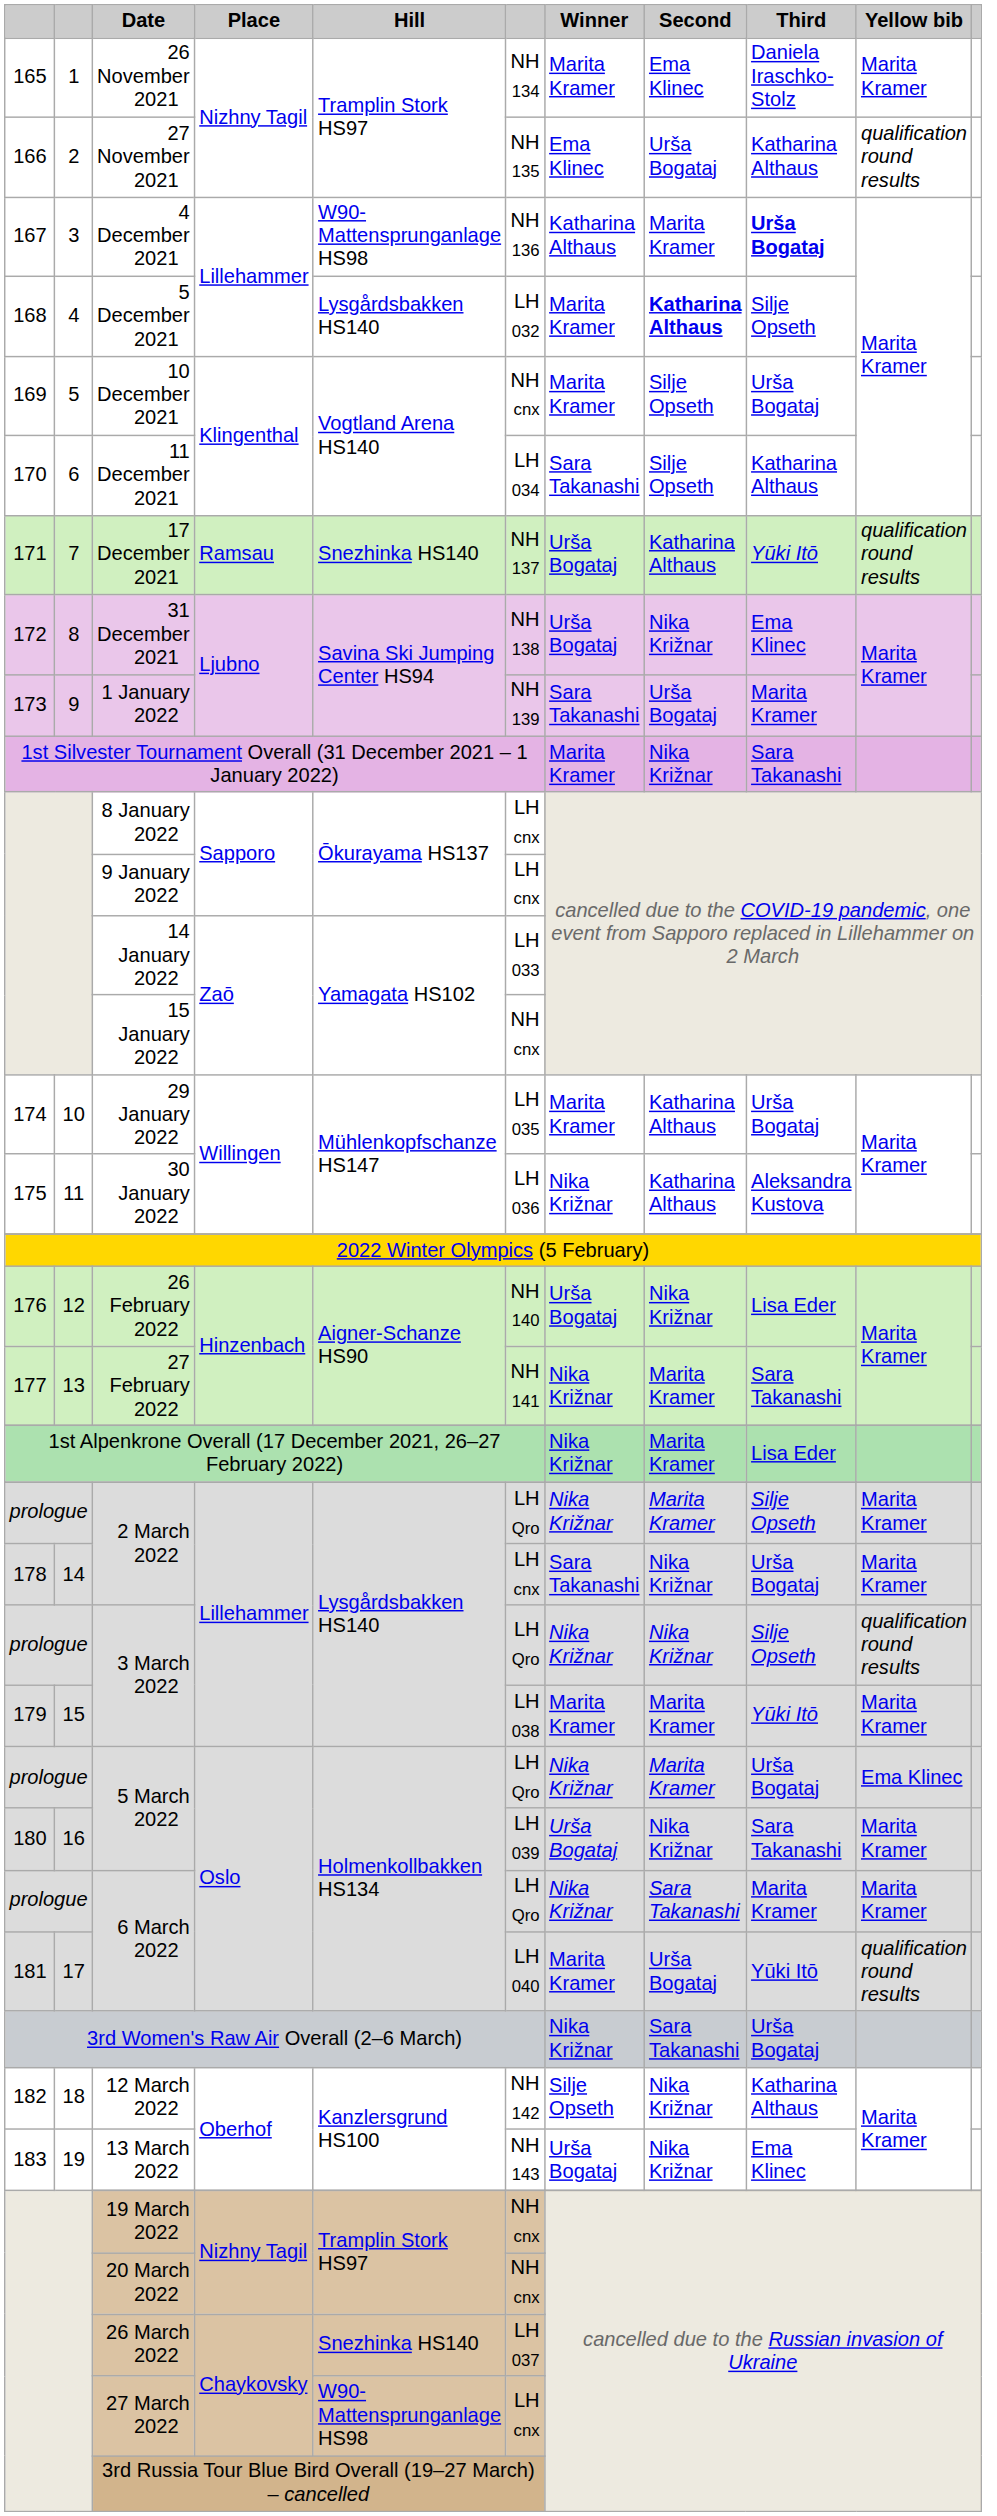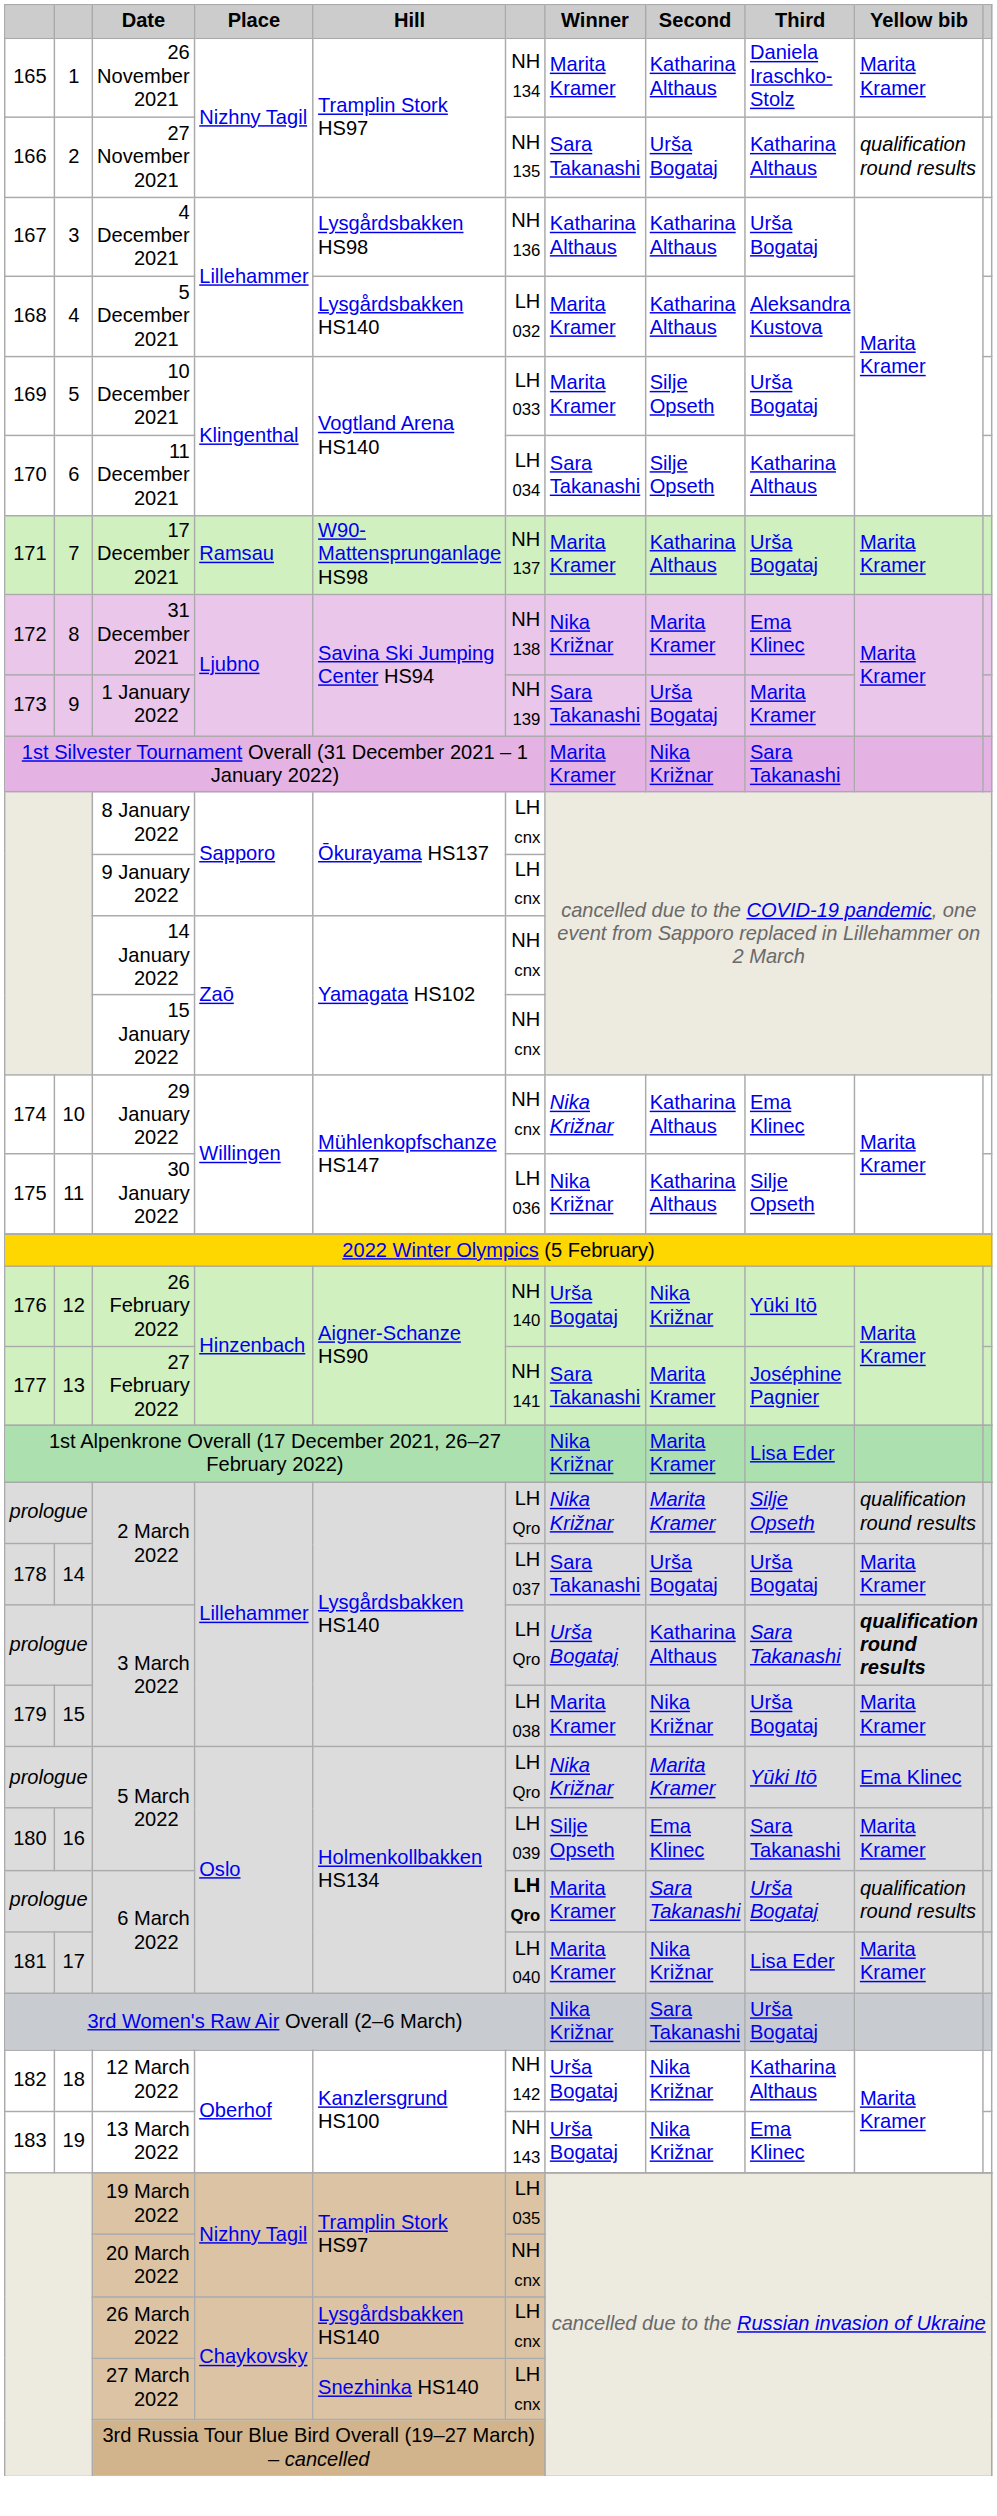(676, 76) Ema Klinec -> (693, 76) Katharina Althaus
(576, 156) Ema Klinec -> (595, 156) Sara Takanashi
(410, 236) W90-Mattensprunganlage HS98 -> (391, 236) Lysgårdsbakken HS98
(682, 236) Marita Kramer -> (693, 236) Katharina Althaus
(788, 236) bold -> (784, 236) normal
(695, 315) bold -> (693, 315) normal
(783, 315) Silje Opseth -> (800, 315) Aleksandra Kustova
(525, 394) NH cnx -> (526, 394) LH 033
(398, 554) Snezhinka HS140 -> (410, 554) W90-Mattensprunganlage HS98
(583, 554) Urša Bogataj -> (583, 554) Marita Kramer
(785, 554) Yūki Itō -> (784, 554) Urša Bogataj
(914, 554) qualification round results -> (893, 554) Marita Kramer
(583, 633) Urša Bogataj -> (582, 633) Nika Križnar
(681, 633) Nika Križnar -> (683, 633) Marita Kramer
(526, 953) LH 033 -> (526, 953) NH cnx
(526, 1113) LH 035 -> (526, 1113) NH cnx
(582, 1113) Marita Kramer -> (582, 1113) Nika Križnar
(785, 1113) Urša Bogataj -> (777, 1113) Ema Klinec
(801, 1193) Aleksandra Kustova -> (782, 1193) Silje Opseth
(793, 1305) Lisa Eder -> (783, 1305) Yūki Itō
(581, 1385) Nika Križnar -> (595, 1385) Sara Takanashi
(796, 1385) Sara Takanashi -> (796, 1385) Joséphine Pagnier
(894, 1512) Marita Kramer -> (918, 1512) qualification round results
(527, 1573) LH cnx -> (526, 1573) LH 037
(681, 1573) Nika Križnar -> (684, 1573) Urša Bogataj
(581, 1644) Nika Križnar -> (584, 1644) Urša Bogataj
(681, 1644) Nika Križnar -> (693, 1644) Katharina Althaus
(783, 1644) Silje Opseth -> (795, 1644) Sara Takanashi
(914, 1644) normal -> (919, 1644) bold
(682, 1715) Marita Kramer -> (682, 1715) Nika Križnar
(785, 1715) Yūki Itō -> (784, 1715) Urša Bogataj
(785, 1776) Urša Bogataj -> (783, 1776) Yūki Itō
(583, 1838) Urša Bogataj -> (582, 1838) Silje Opseth
(681, 1838) Nika Križnar -> (677, 1838) Ema Klinec
(526, 1899) normal -> (525, 1899) bold
(581, 1900) Nika Križnar -> (583, 1900) Marita Kramer
(784, 1900) Marita Kramer -> (784, 1900) Urša Bogataj
(894, 1900) Marita Kramer -> (918, 1900) qualification round results
(683, 1970) Urša Bogataj -> (682, 1961) Nika Križnar
(785, 1970) Yūki Itō -> (792, 1961) Lisa Eder
(914, 1970) qualification round results -> (893, 1961) Marita Kramer
(581, 2097) Silje Opseth -> (584, 2079) Urša Bogataj
(525, 2220) NH cnx -> (526, 2202) LH 035
(398, 2344) Snezhinka HS140 -> (391, 2326) Lysgårdsbakken HS140
(526, 2343) LH 037 -> (527, 2325) LH cnx
(410, 2415) W90-Mattensprunganlage HS98 -> (398, 2388) Snezhinka HS140
